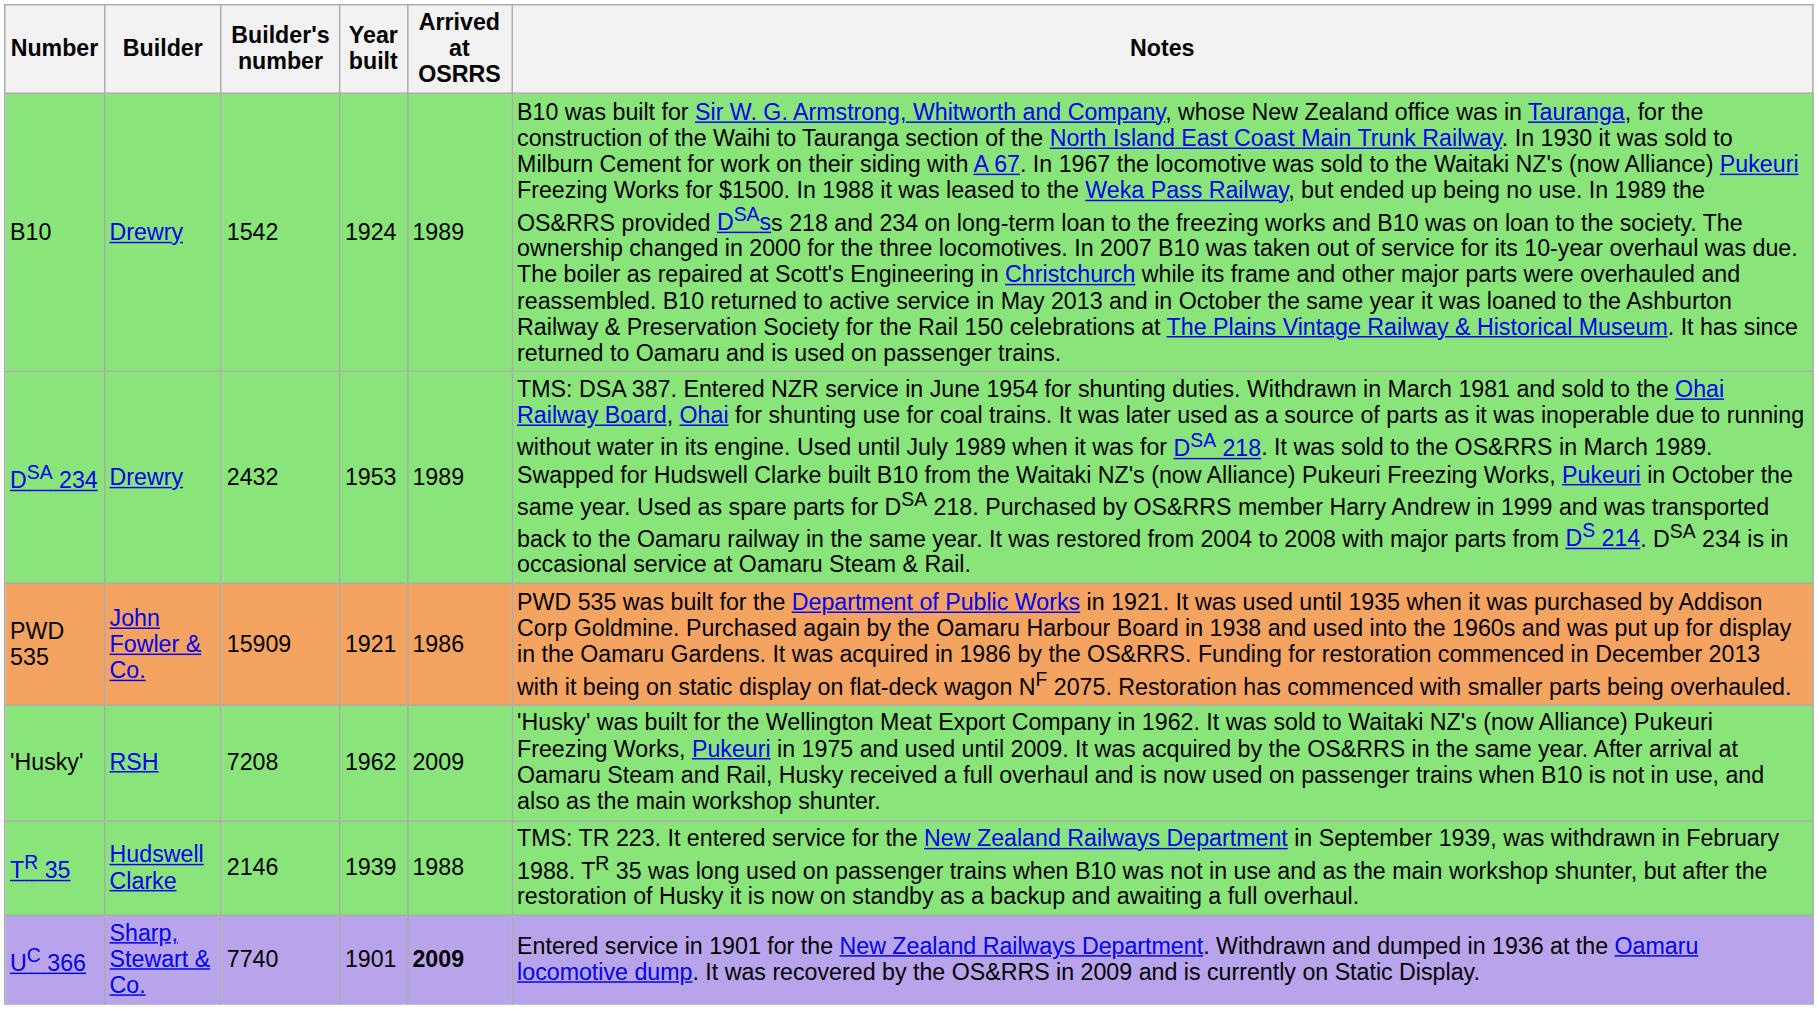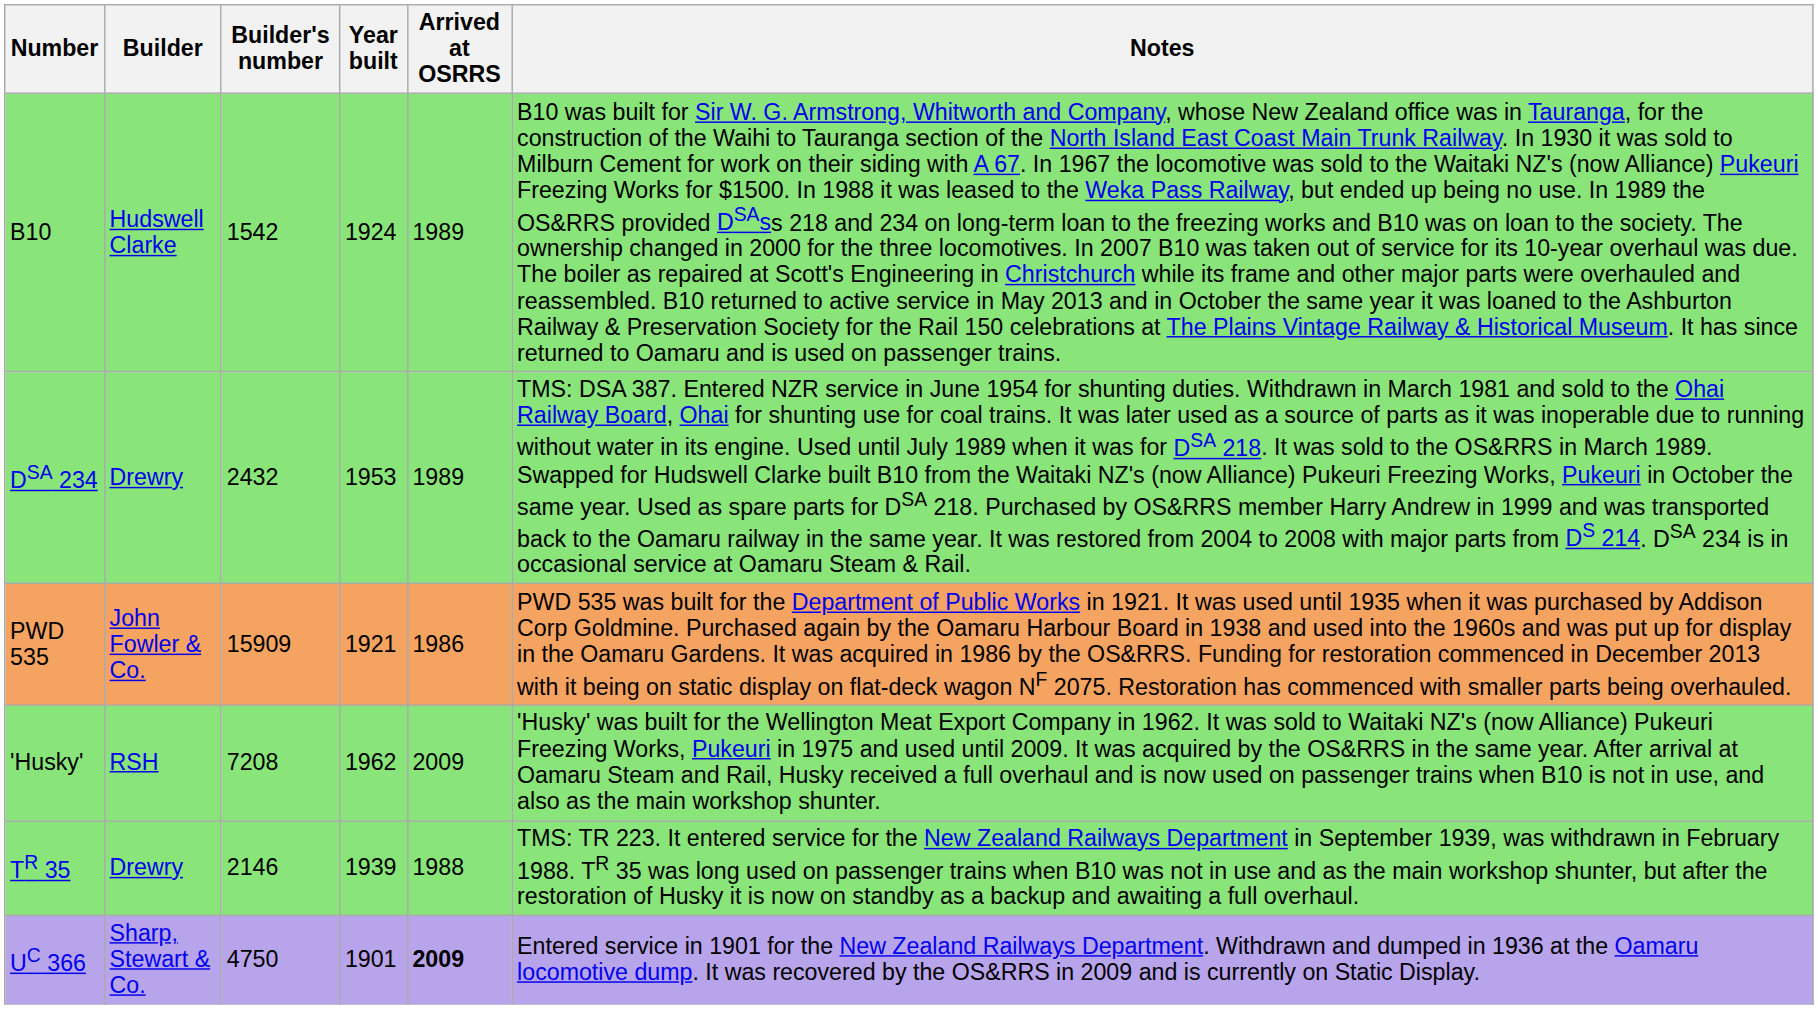(146, 232) Drewry -> (157, 232) Hudswell Clarke
(157, 867) Hudswell Clarke -> (146, 867) Drewry
(253, 959) 7740 -> (253, 959) 4750
